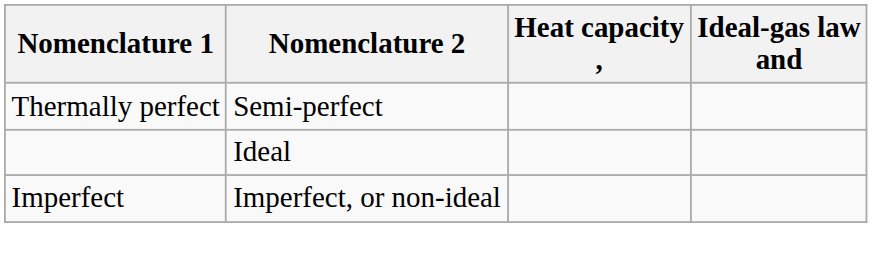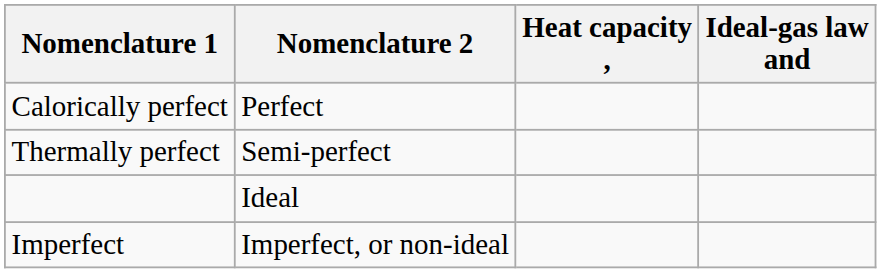+ row: (120, 105)
